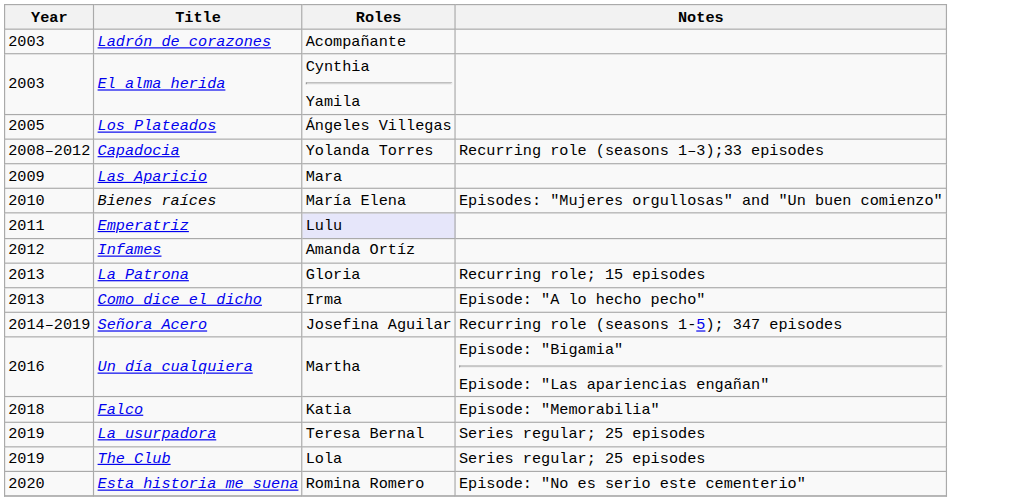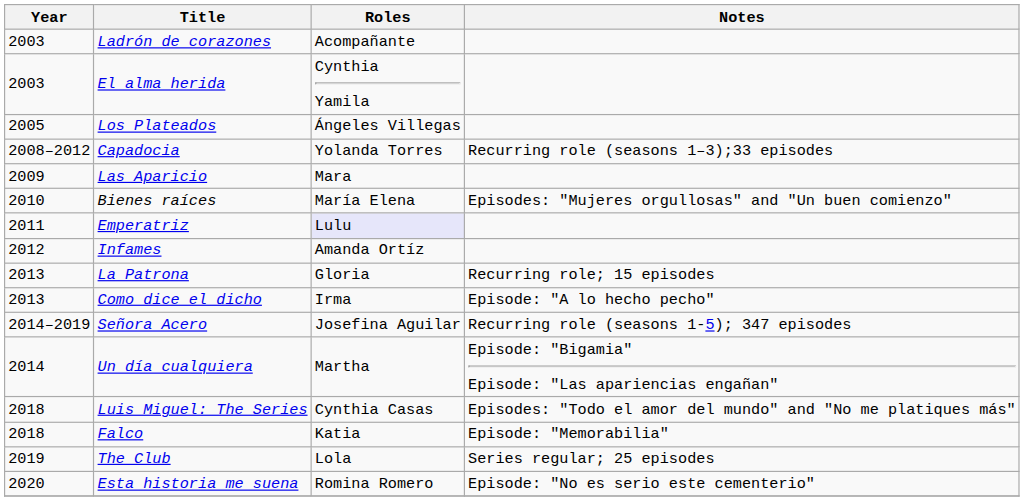(26, 367) 2016 -> (26, 367) 2014
+ row: (203, 409)
- row: (157, 434)
